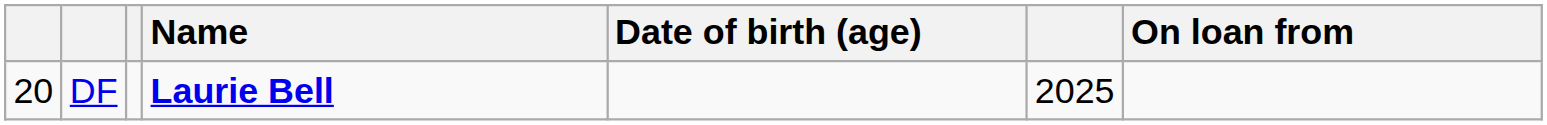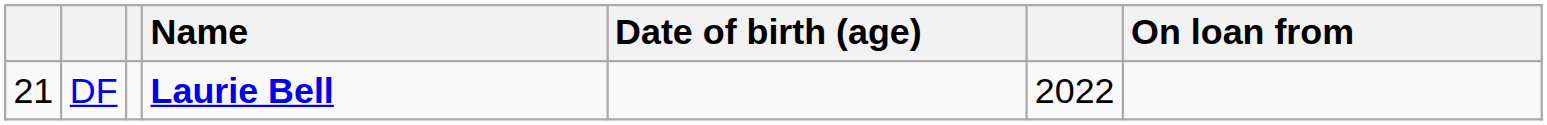(33, 89) 20 -> (33, 89) 21
(1075, 89) 2025 -> (1075, 89) 2022
